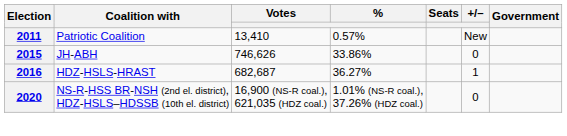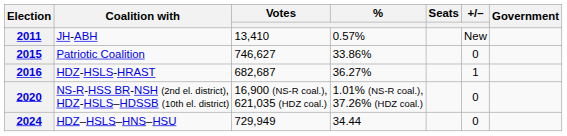(101, 36) Patriotic Coalition -> (77, 36) JH-ABH
(77, 54) JH-ABH -> (101, 54) Patriotic Coalition
(255, 54) 746,626 -> (255, 54) 746,627
+ row: (29, 121)
